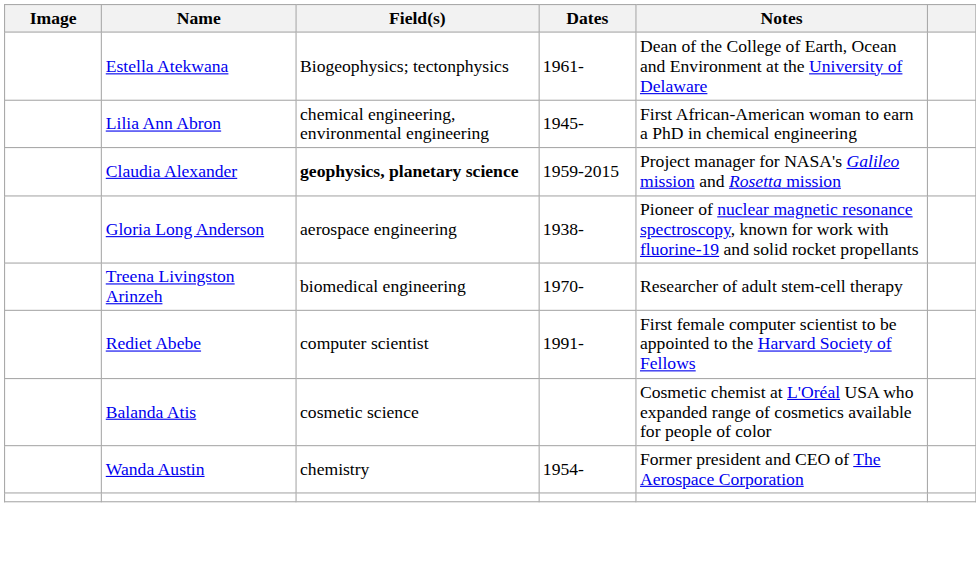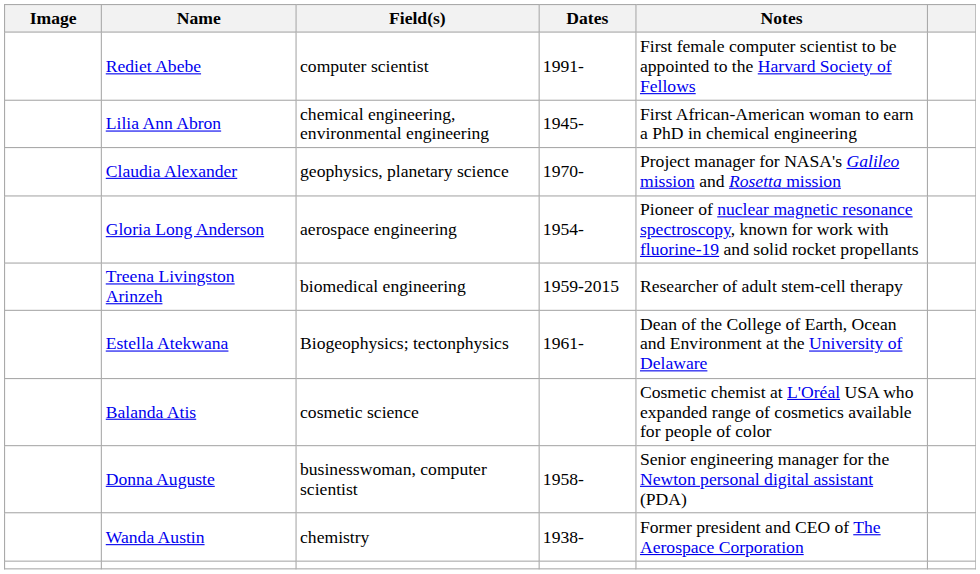rows swapped: (153, 344) <-> (167, 66)
(409, 171) bold -> (404, 171) normal
(581, 171) 1959-2015 -> (563, 171) 1970-
(563, 229) 1938- -> (563, 229) 1954-
(563, 286) 1970- -> (581, 286) 1959-2015
+ row: (160, 479)
(563, 469) 1954- -> (563, 536) 1938-
